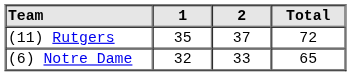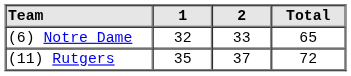rows swapped: (61, 38) <-> (70, 59)
